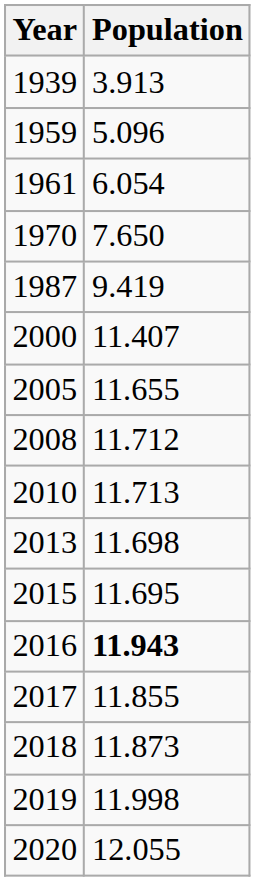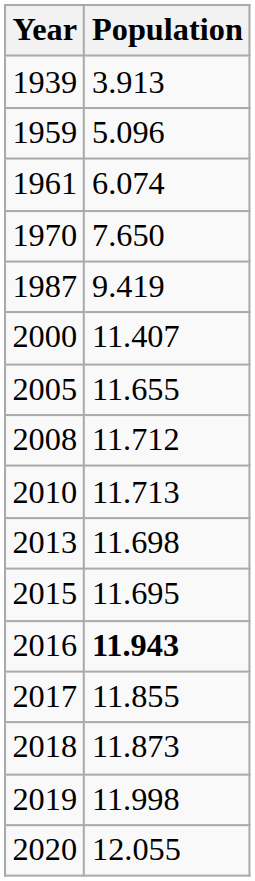(128, 183) 6.054 -> (128, 183) 6.074
